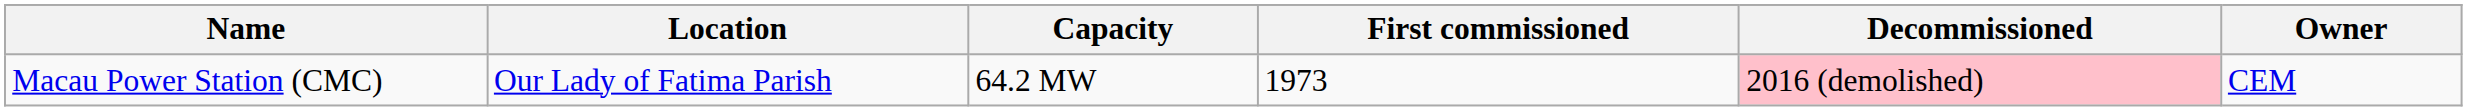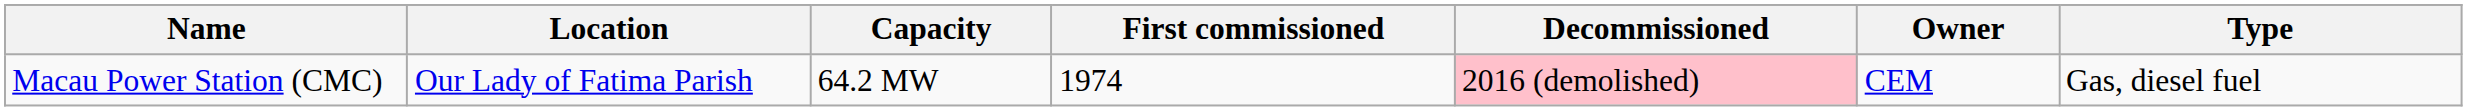+ column: (2260, 29)
(1296, 79) 1973 -> (1091, 79) 1974
